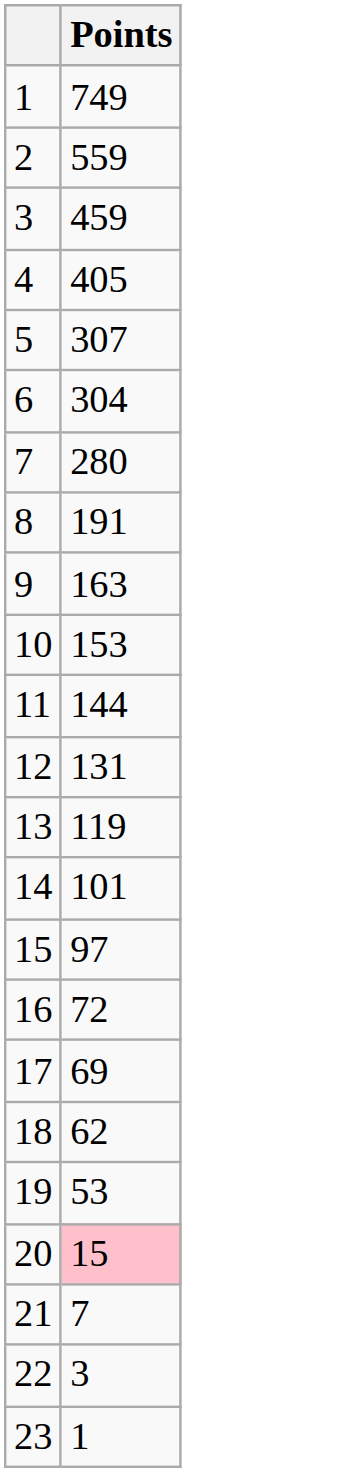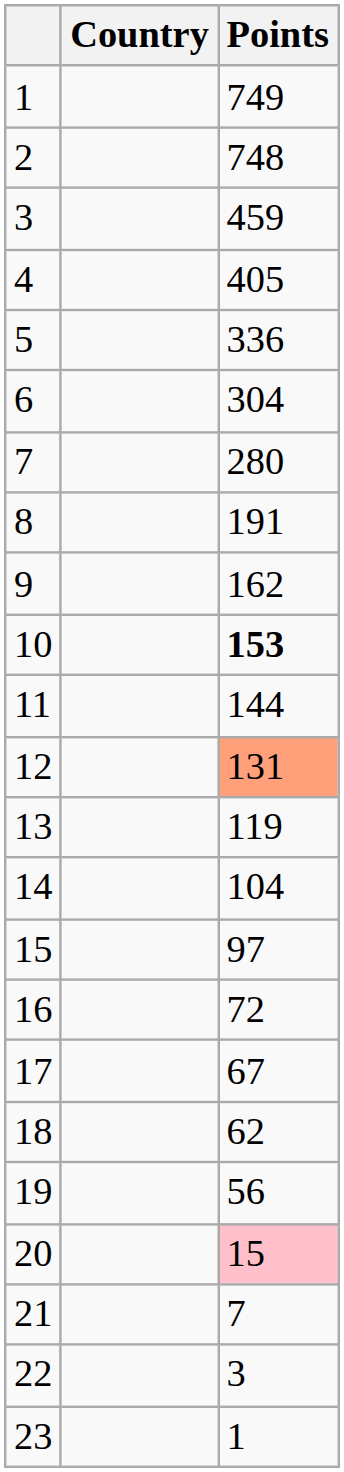+ column: (139, 34)
(99, 156) 559 -> (255, 156) 748
(99, 339) 307 -> (255, 339) 336
(99, 583) 163 -> (255, 583) 162
(99, 643) normal -> (255, 643) bold
(99, 765) no background -> (255, 765) lightsalmon background
(99, 887) 101 -> (255, 887) 104
(89, 1070) 69 -> (246, 1070) 67
(89, 1192) 53 -> (246, 1192) 56
